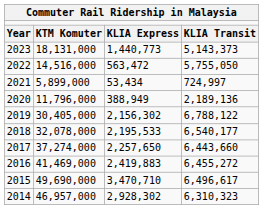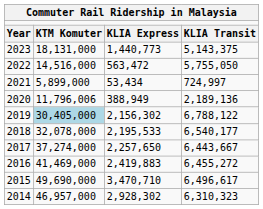(211, 50) 5,143,373 -> (211, 50) 5,143,375
(66, 99) 11,796,000 -> (66, 99) 11,796,006
(66, 115) no background -> (66, 115) lightblue background
(211, 148) 6,443,660 -> (211, 148) 6,443,667
